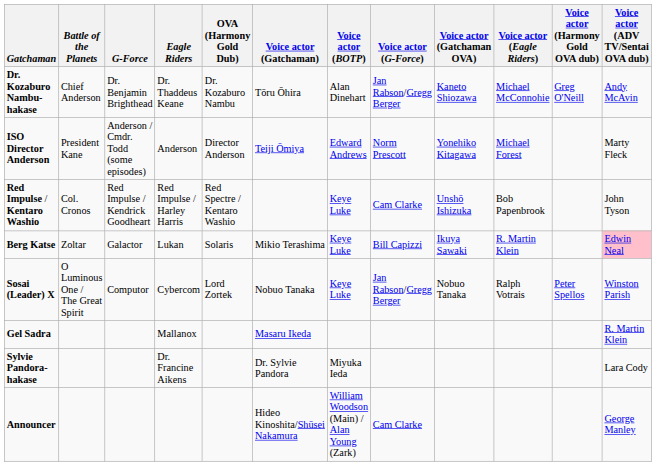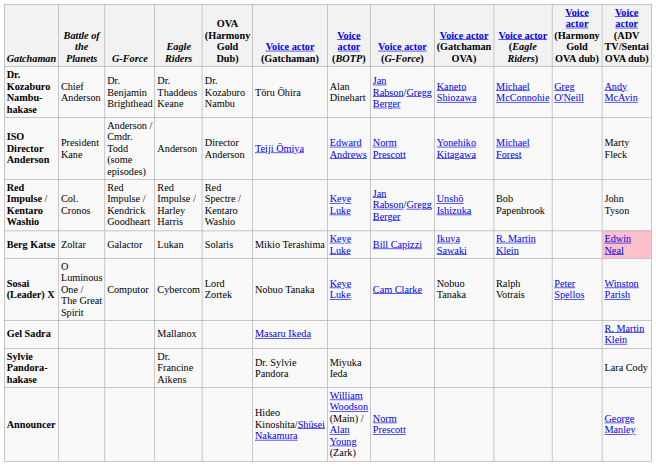(397, 205) Cam Clarke -> (402, 205) Jan Rabson/Gregg Berger
(402, 289) Jan Rabson/Gregg Berger -> (397, 289) Cam Clarke
(397, 424) Cam Clarke -> (389, 424) Norm Prescott
